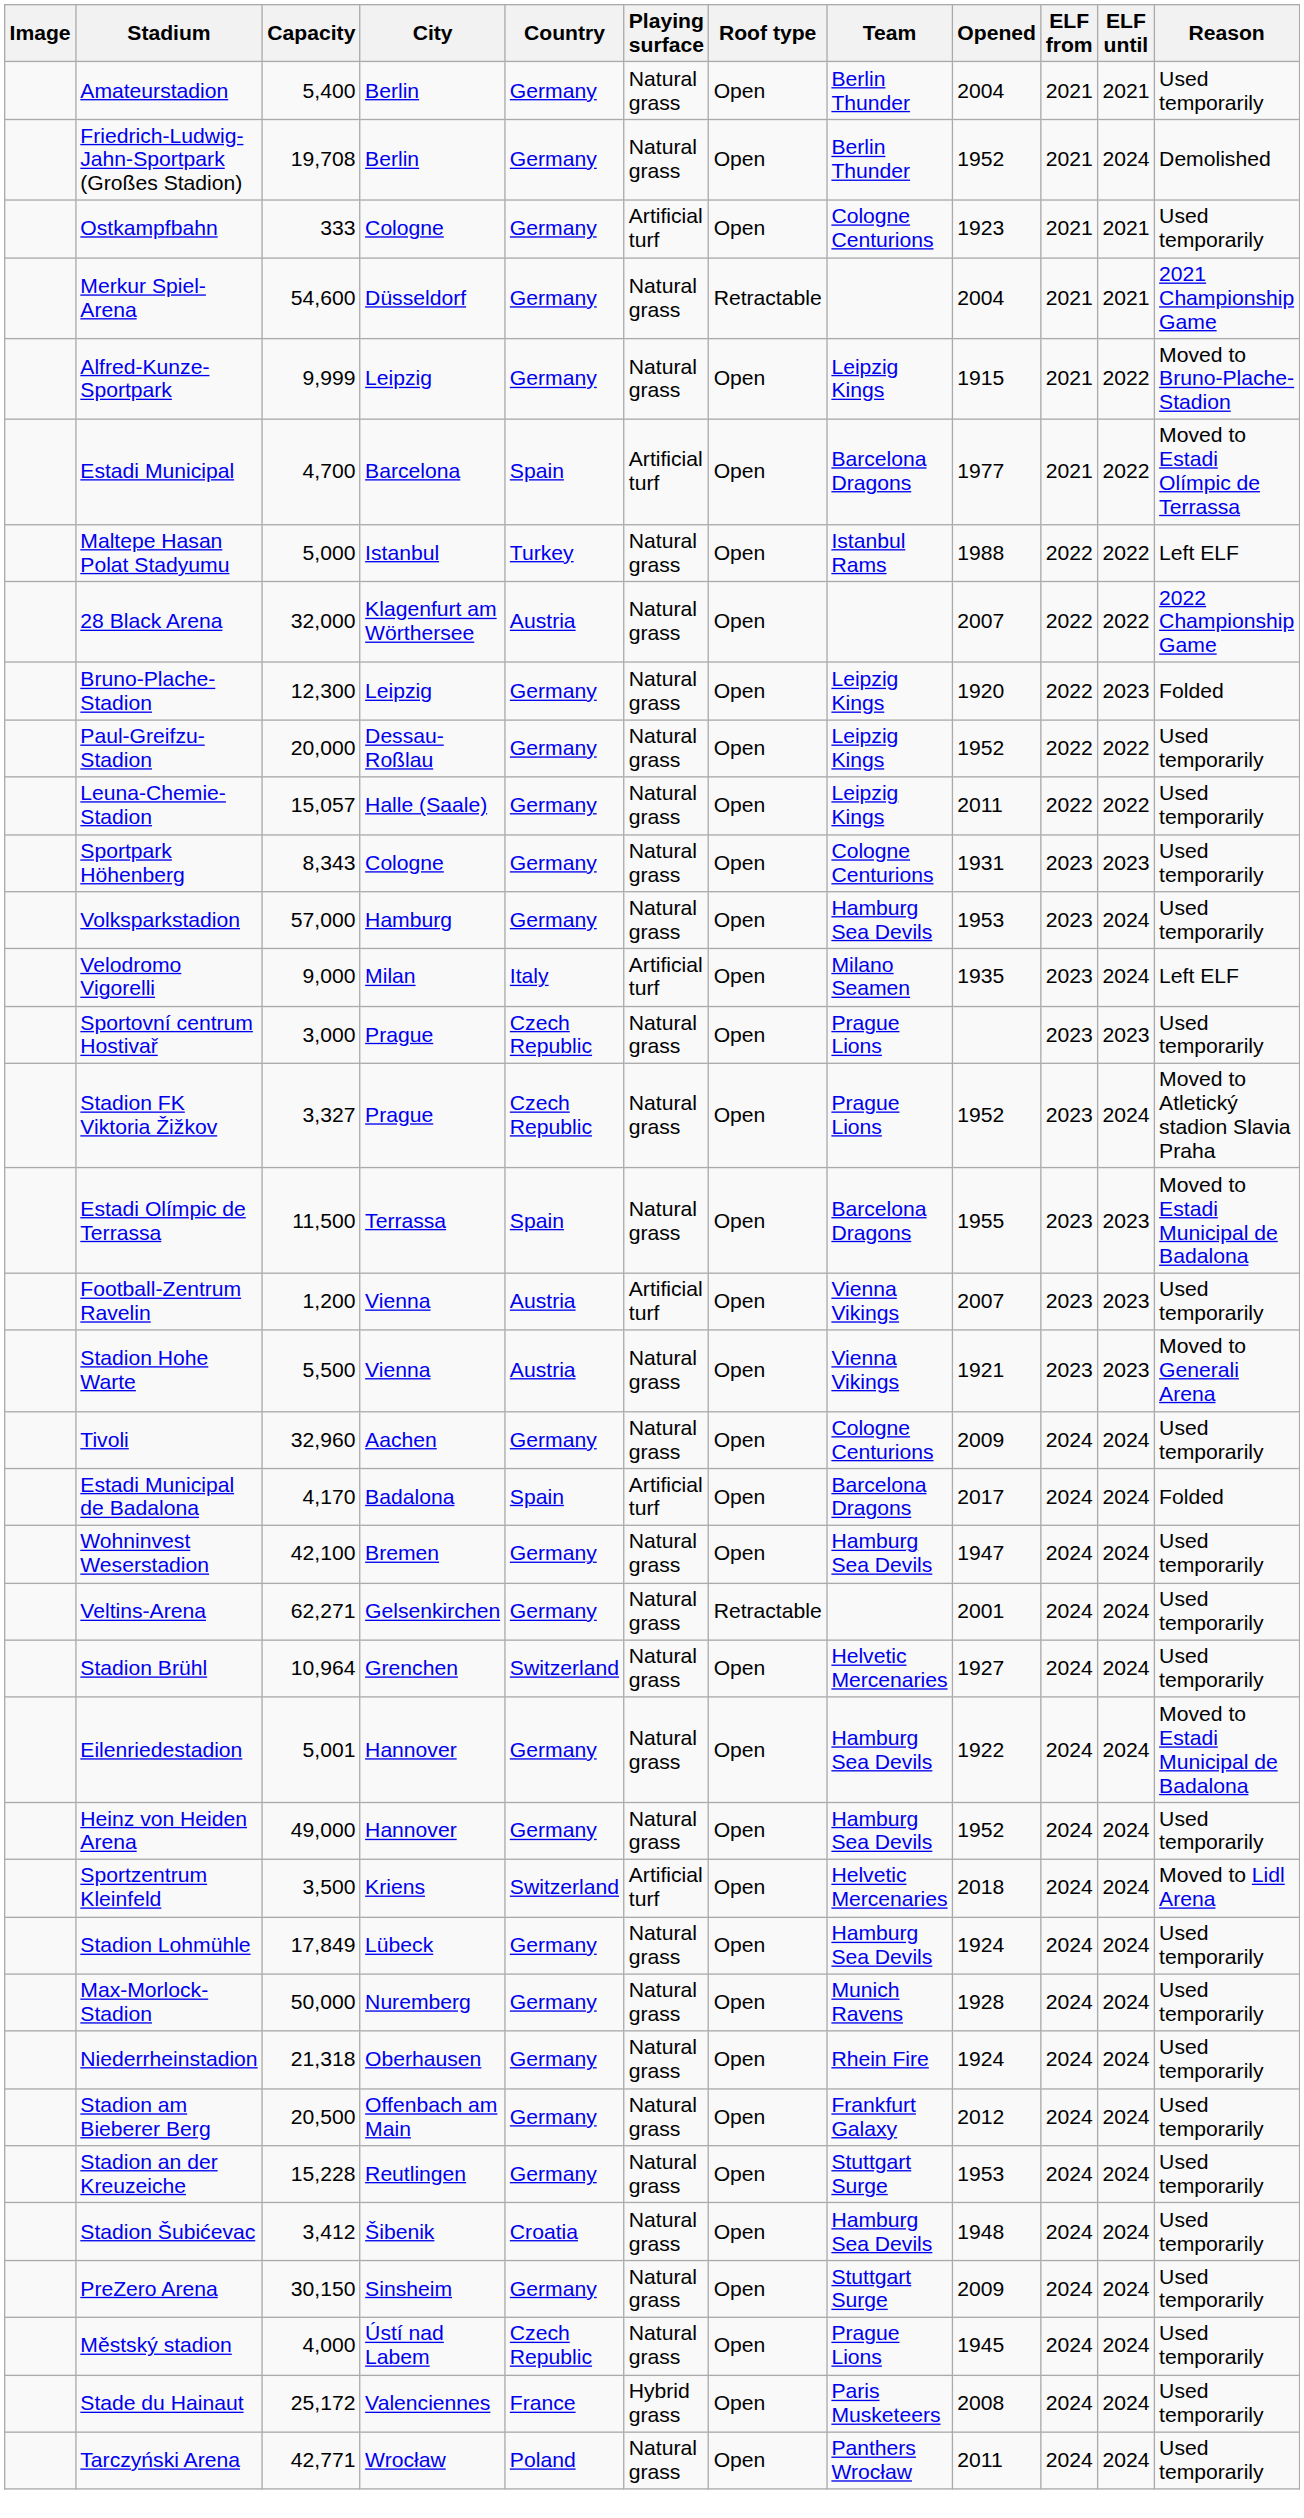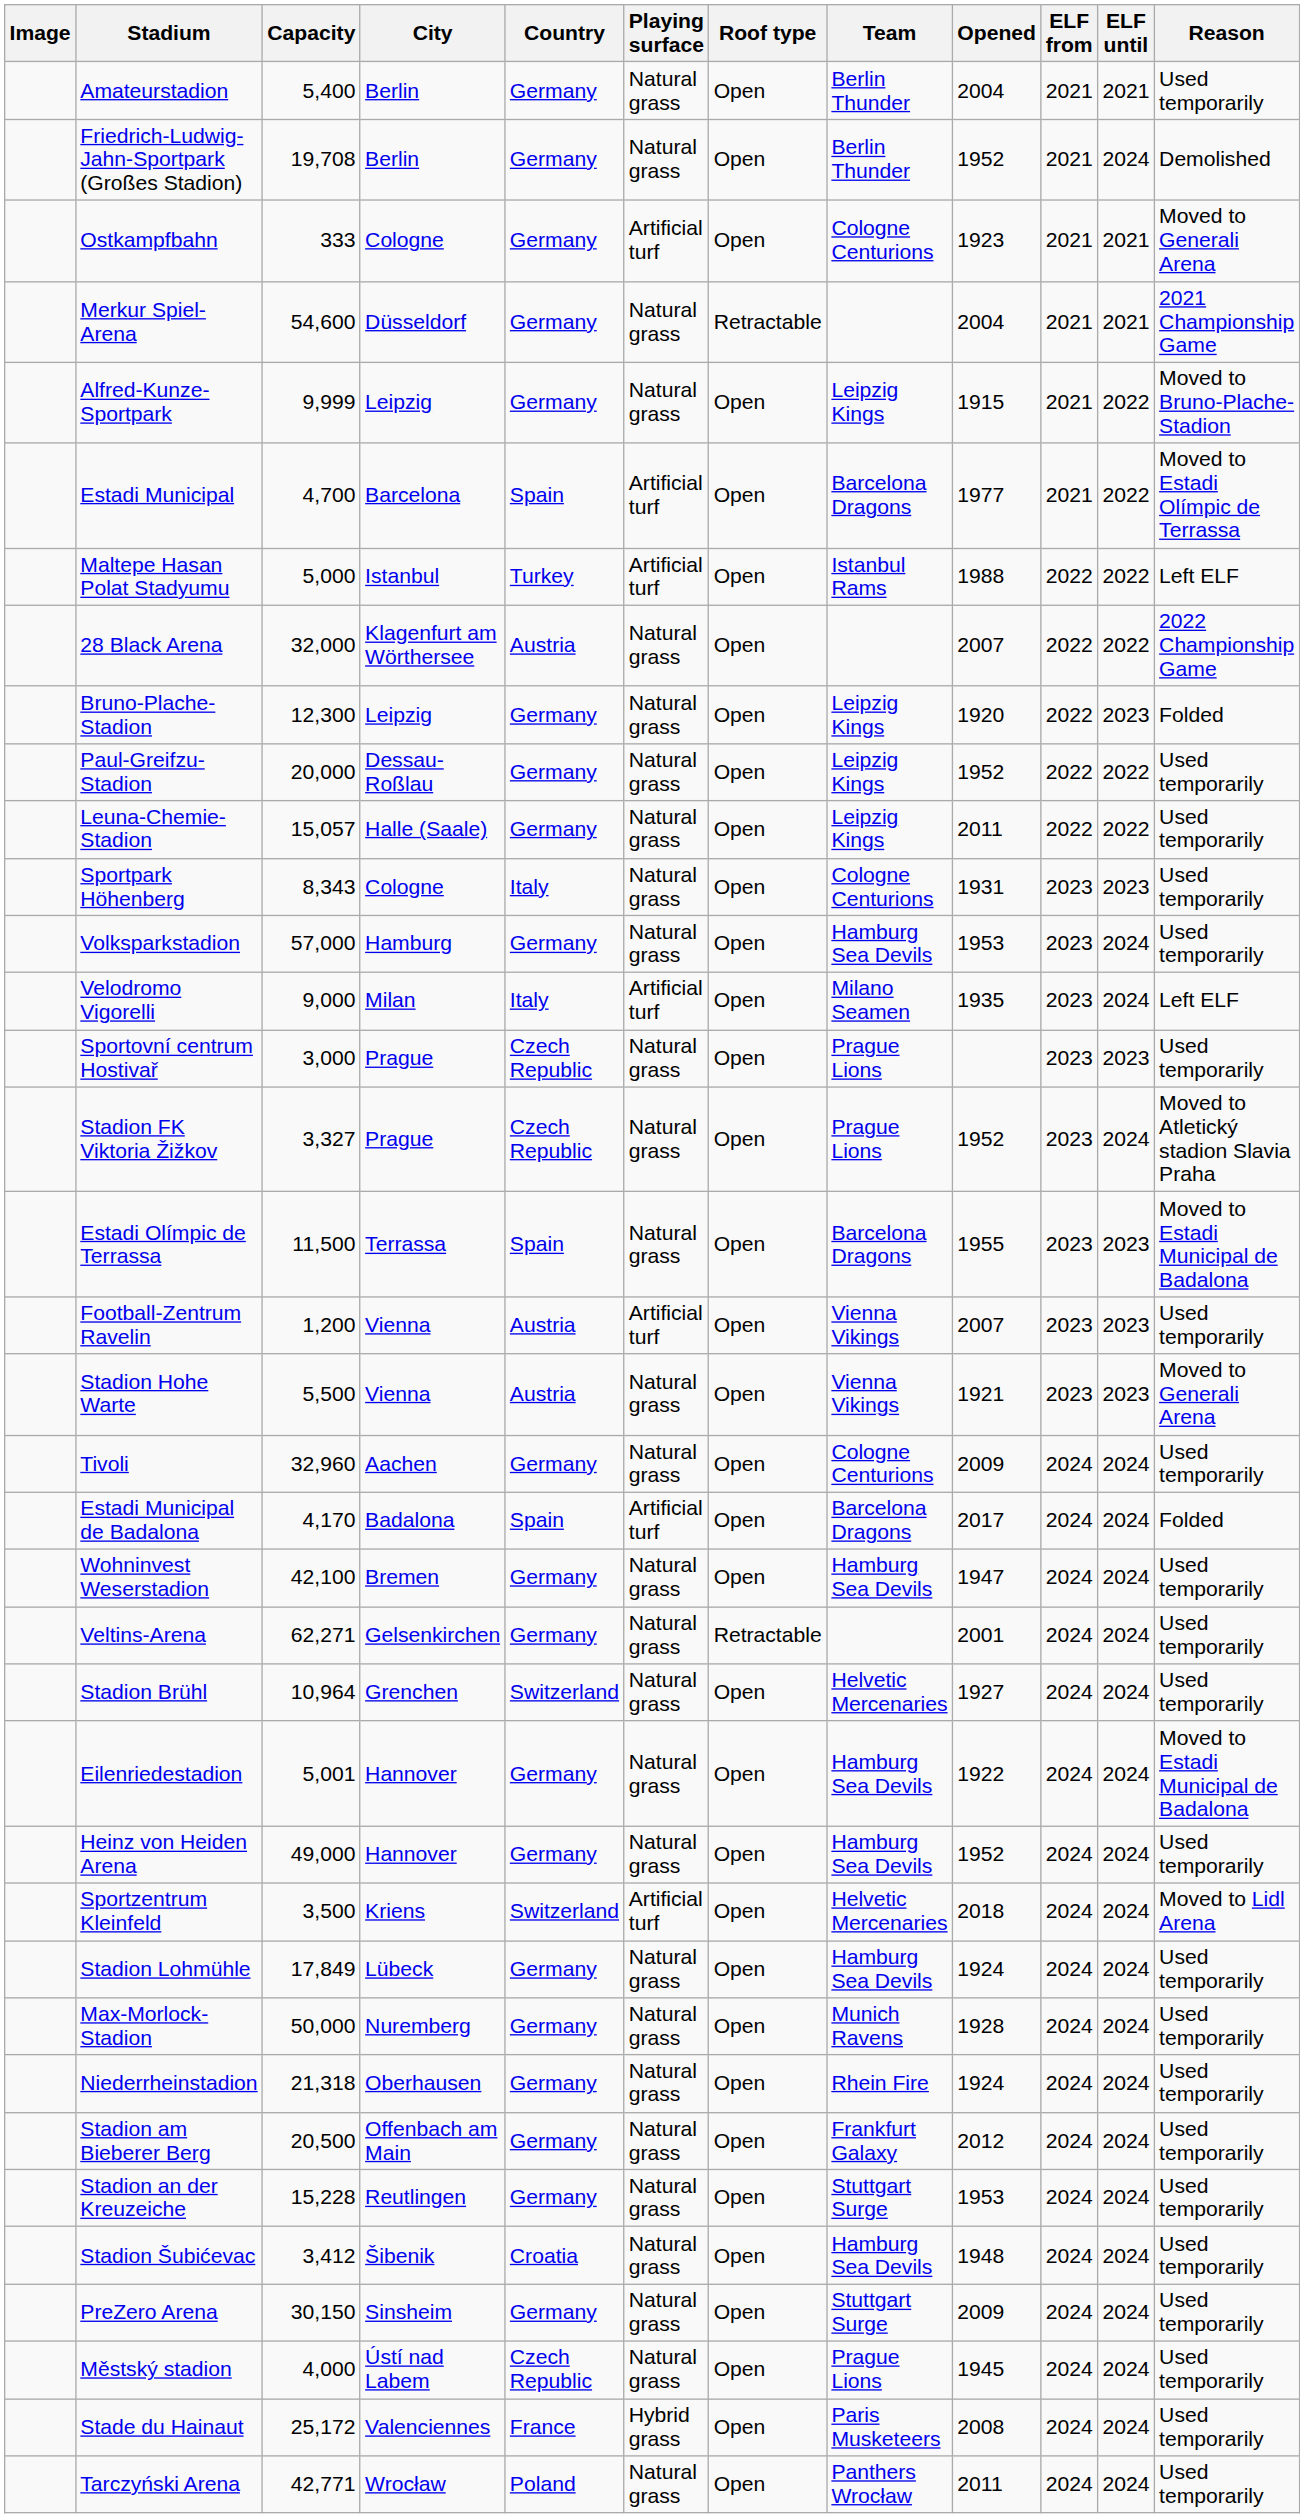(1211, 228) Used temporarily -> (1203, 240) Moved to Generali Arena
(663, 552) Natural grass -> (666, 576) Artificial turf
(553, 862) Germany -> (529, 886) Italy
